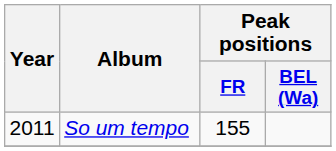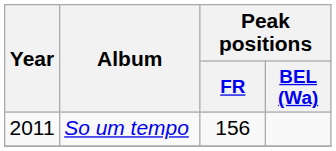(233, 128) 155 -> (233, 128) 156
